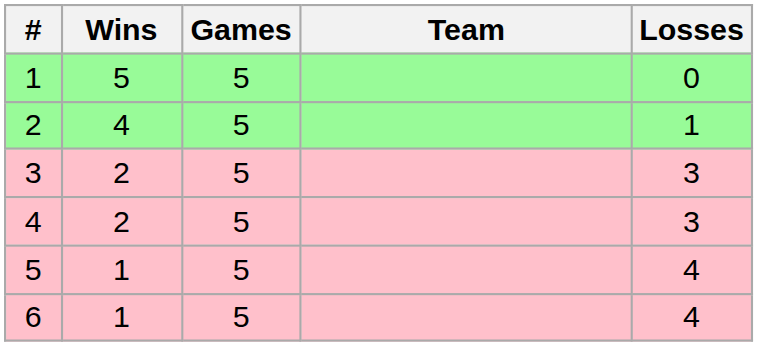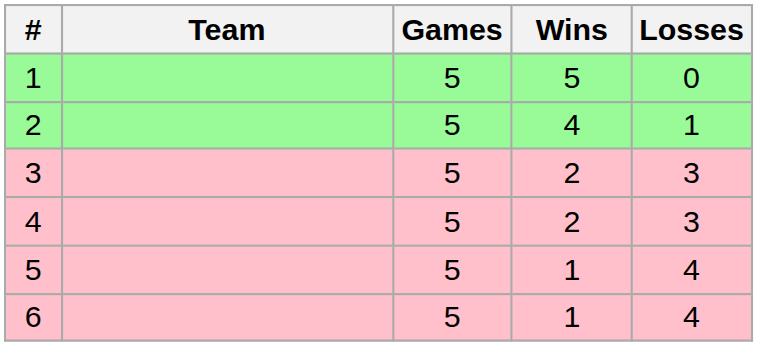columns swapped: (466, 29) <-> (121, 29)
